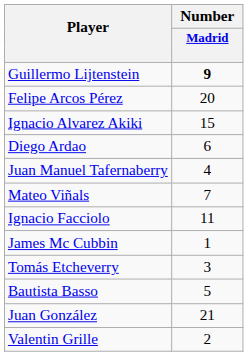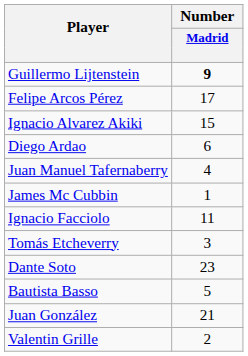(207, 98) 20 -> (207, 98) 17
- row: (49, 194)
rows swapped: (59, 218) <-> (63, 243)
+ row: (42, 267)
